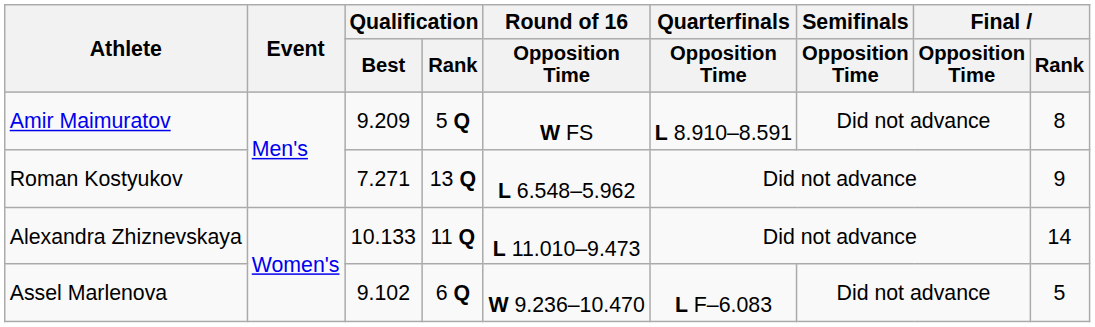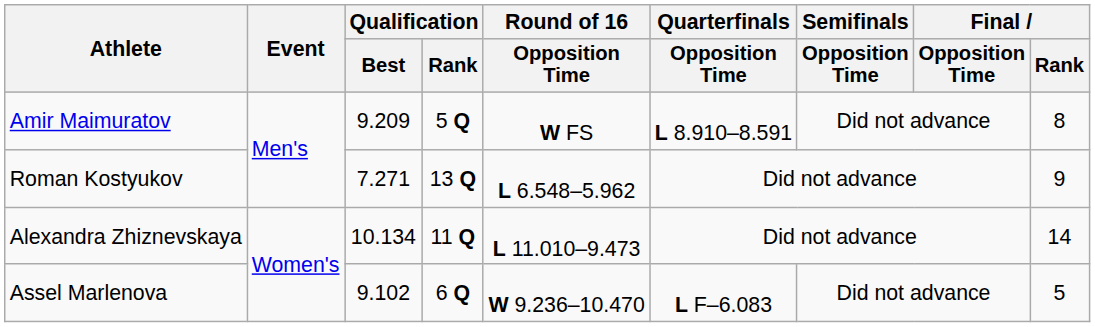(383, 236) 10.133 -> (383, 236) 10.134
